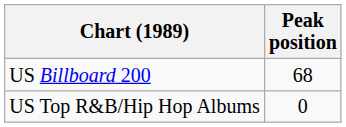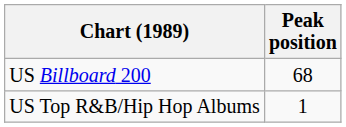(303, 106) 0 -> (303, 106) 1
